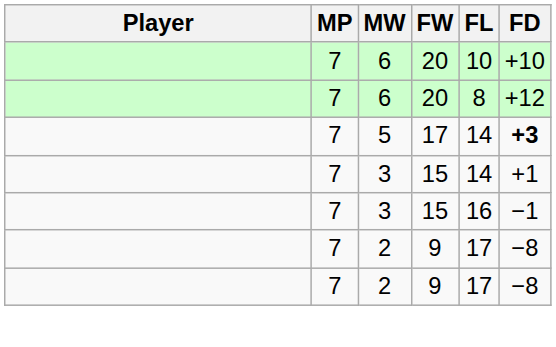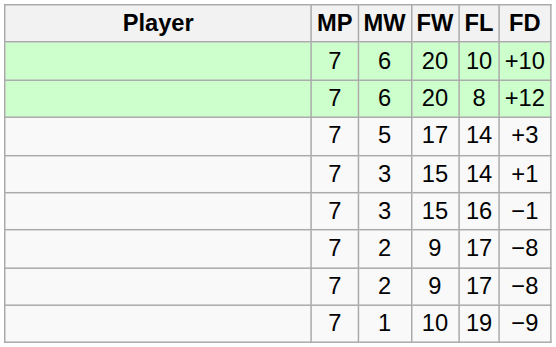(525, 135) bold -> (525, 135) normal
+ row: (385, 323)
